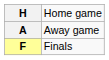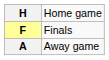rows swapped: (23, 30) <-> (23, 47)
